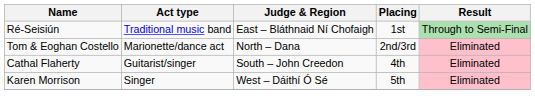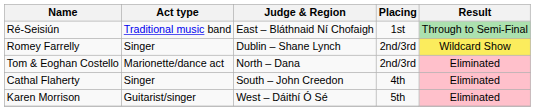+ row: (43, 47)
(160, 64) Guitarist/singer -> (139, 81) Singer
(139, 81) Singer -> (160, 98) Guitarist/singer
